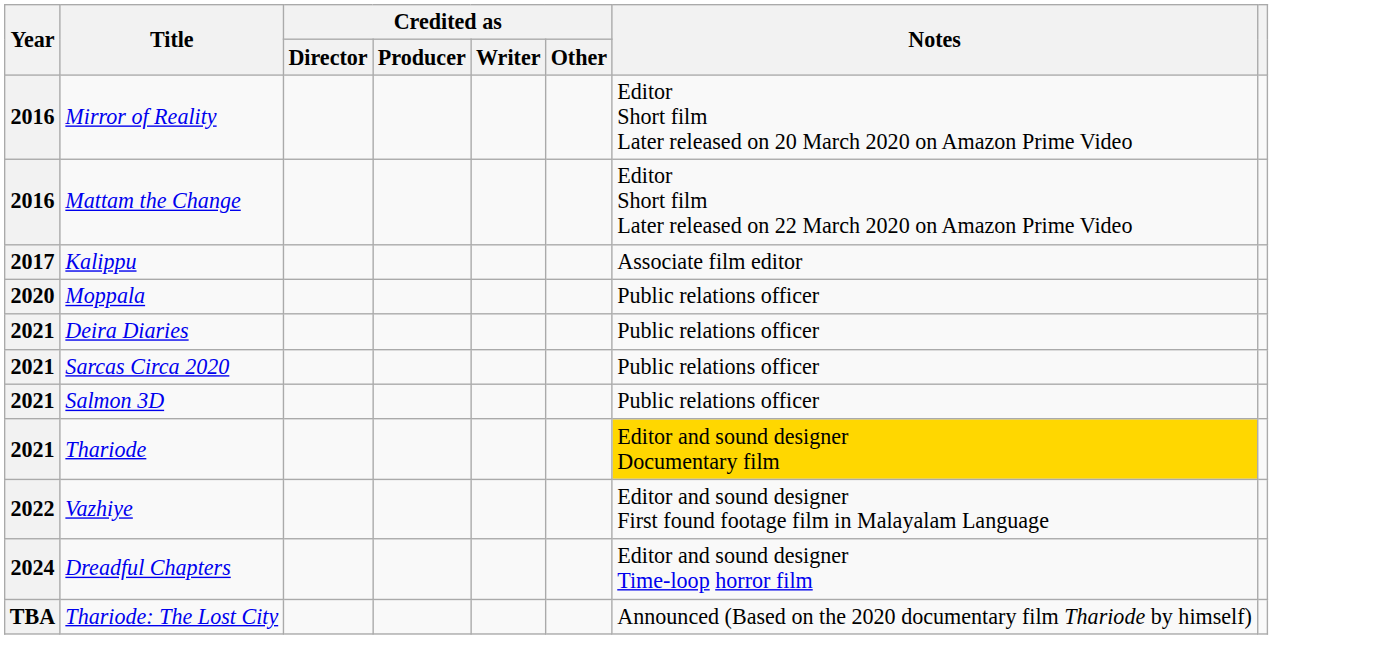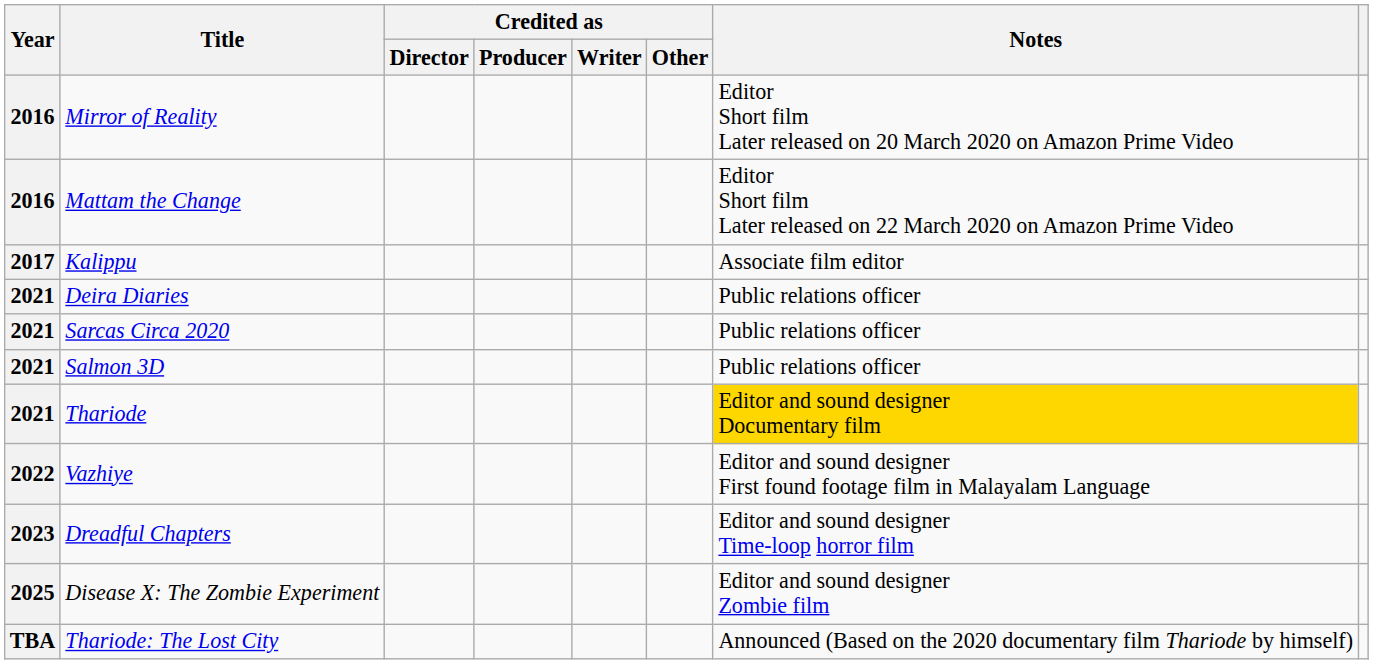- row: (105, 296)
(32, 568) 2024 -> (32, 533) 2023
+ row: (222, 593)
